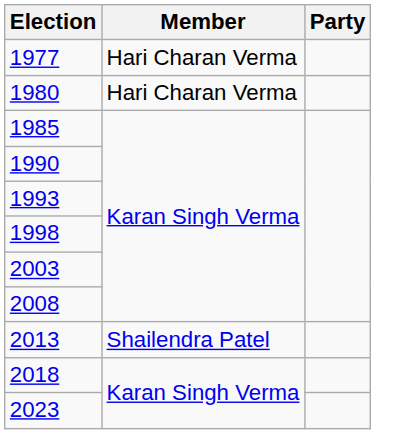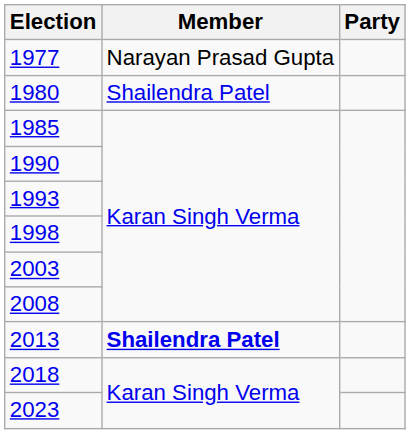(202, 57) Hari Charan Verma -> (220, 57) Narayan Prasad Gupta
(202, 92) Hari Charan Verma -> (188, 92) Shailendra Patel
(188, 339) normal -> (193, 339) bold
